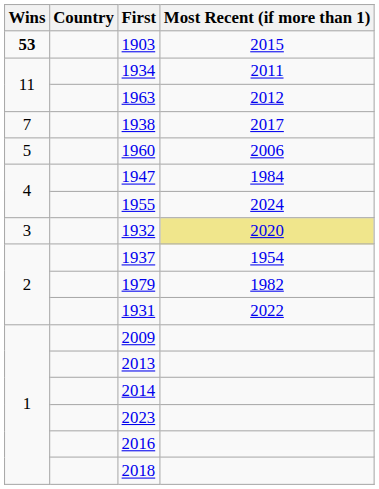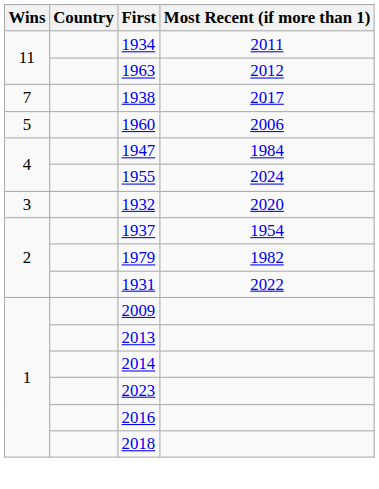- row: (138, 44)
(267, 230) khaki background -> (267, 204) no background
